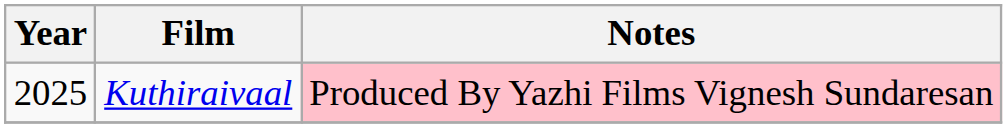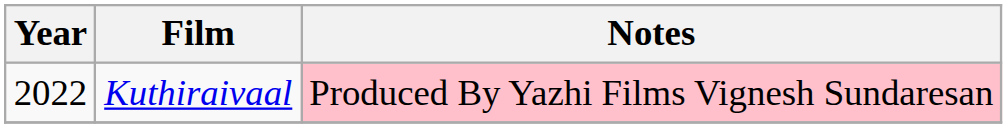(50, 92) 2025 -> (50, 92) 2022
